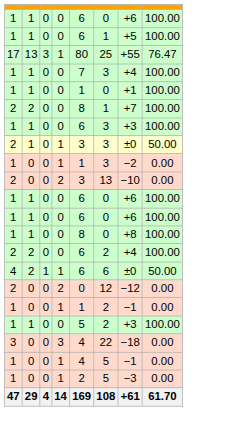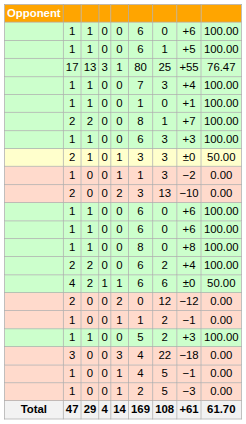+ column: (34, 13)
